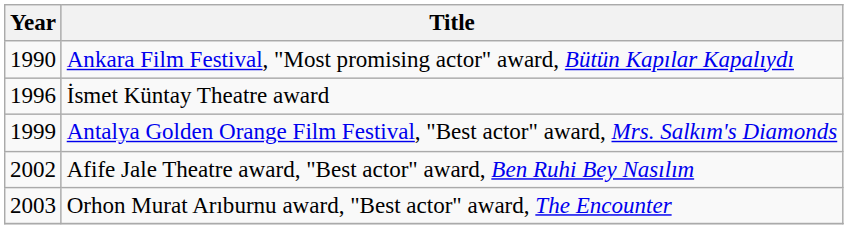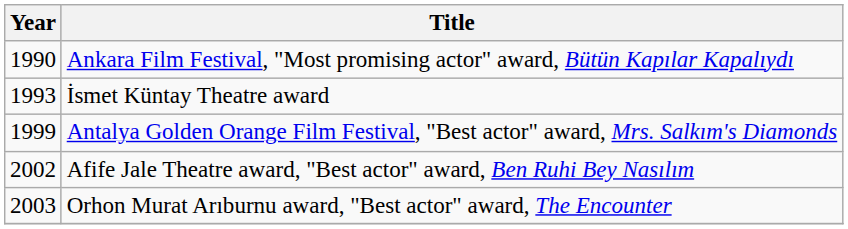(33, 95) 1996 -> (33, 95) 1993
